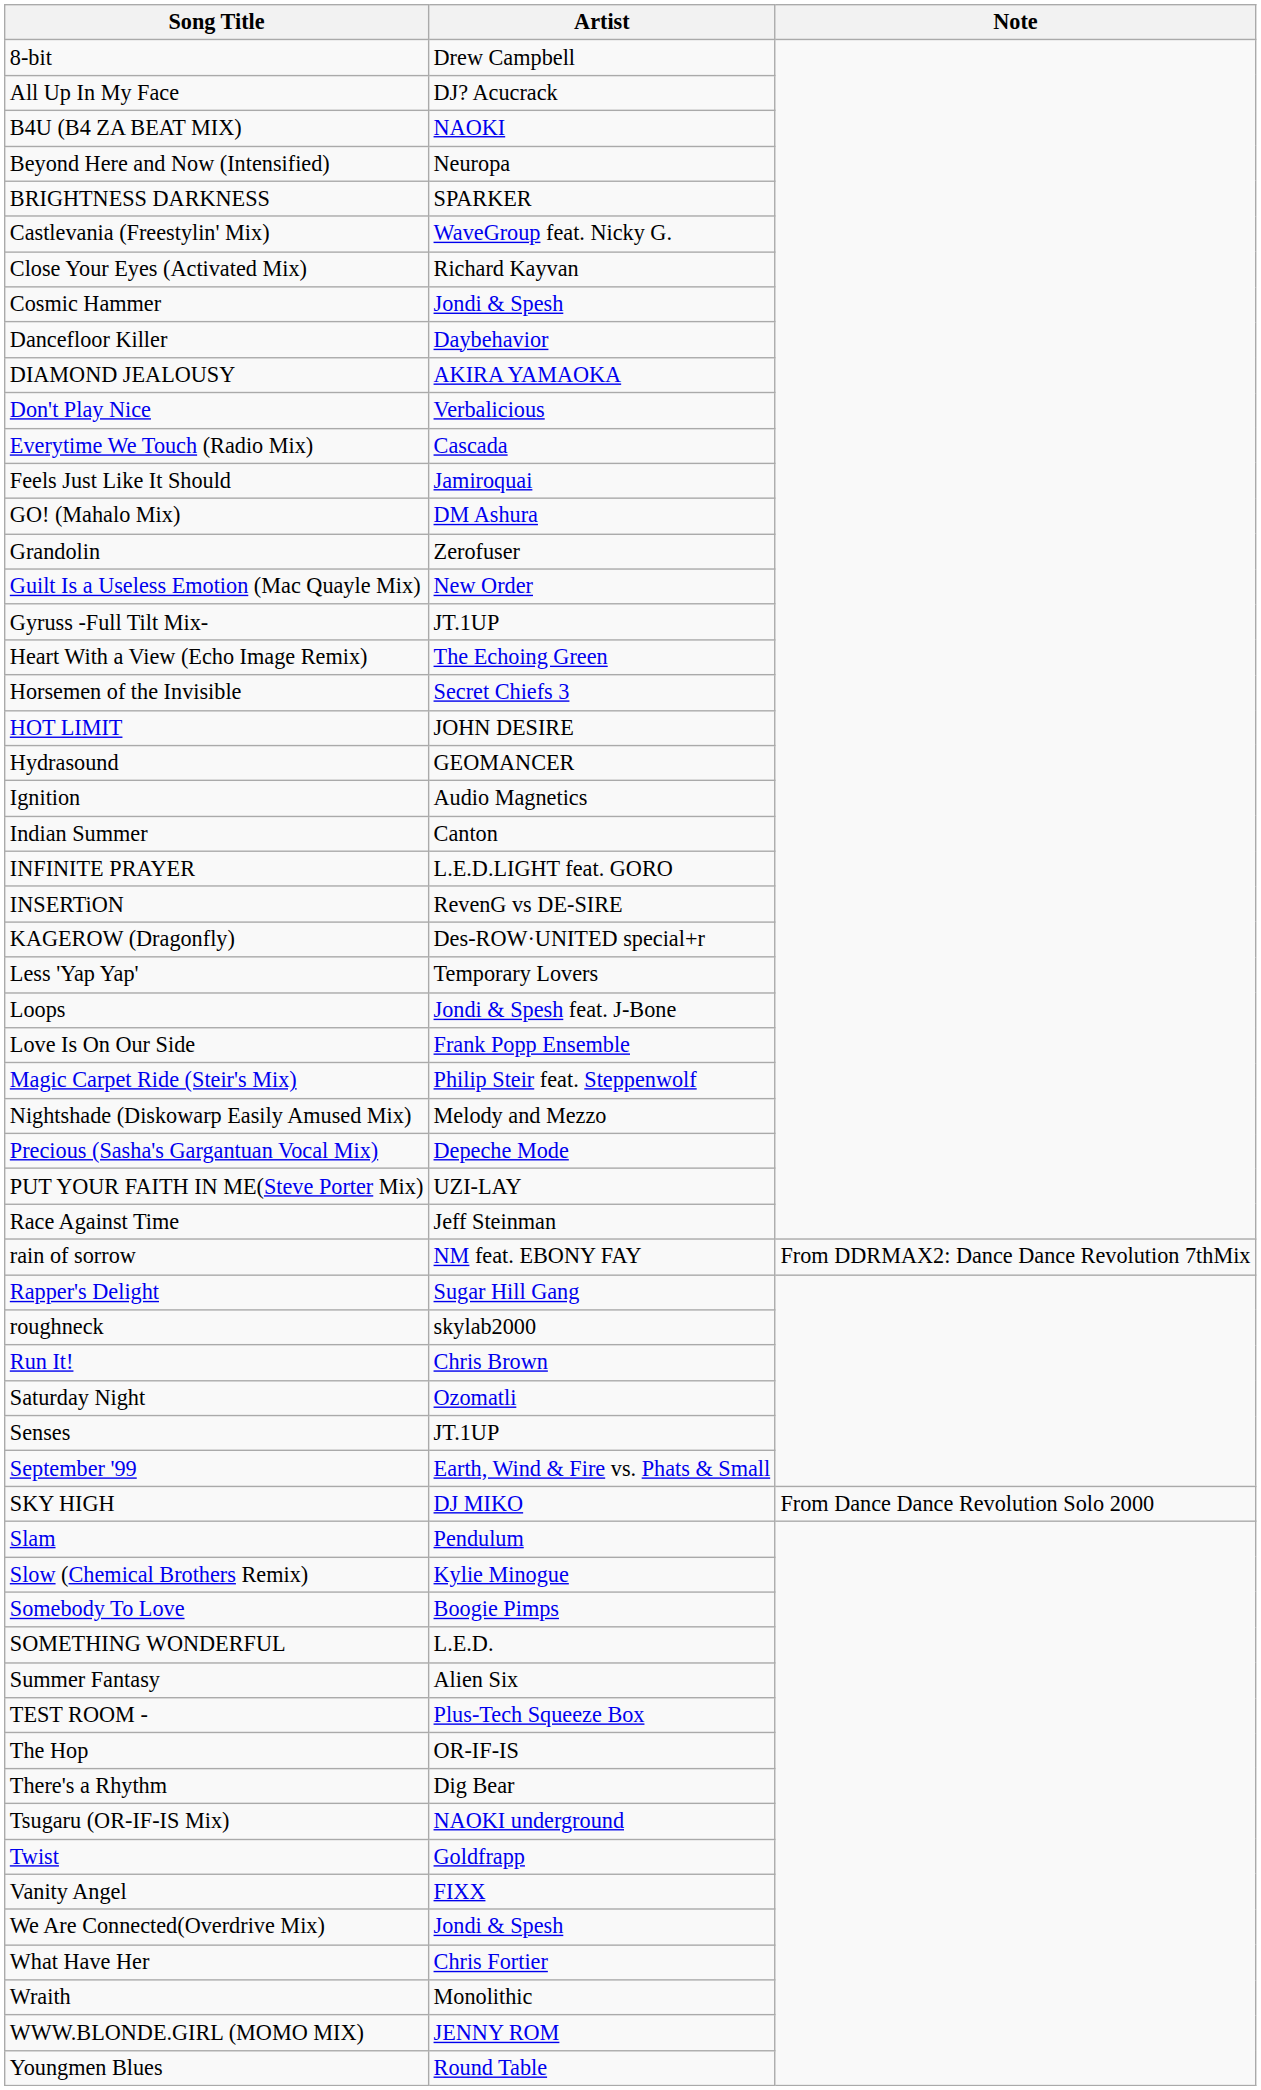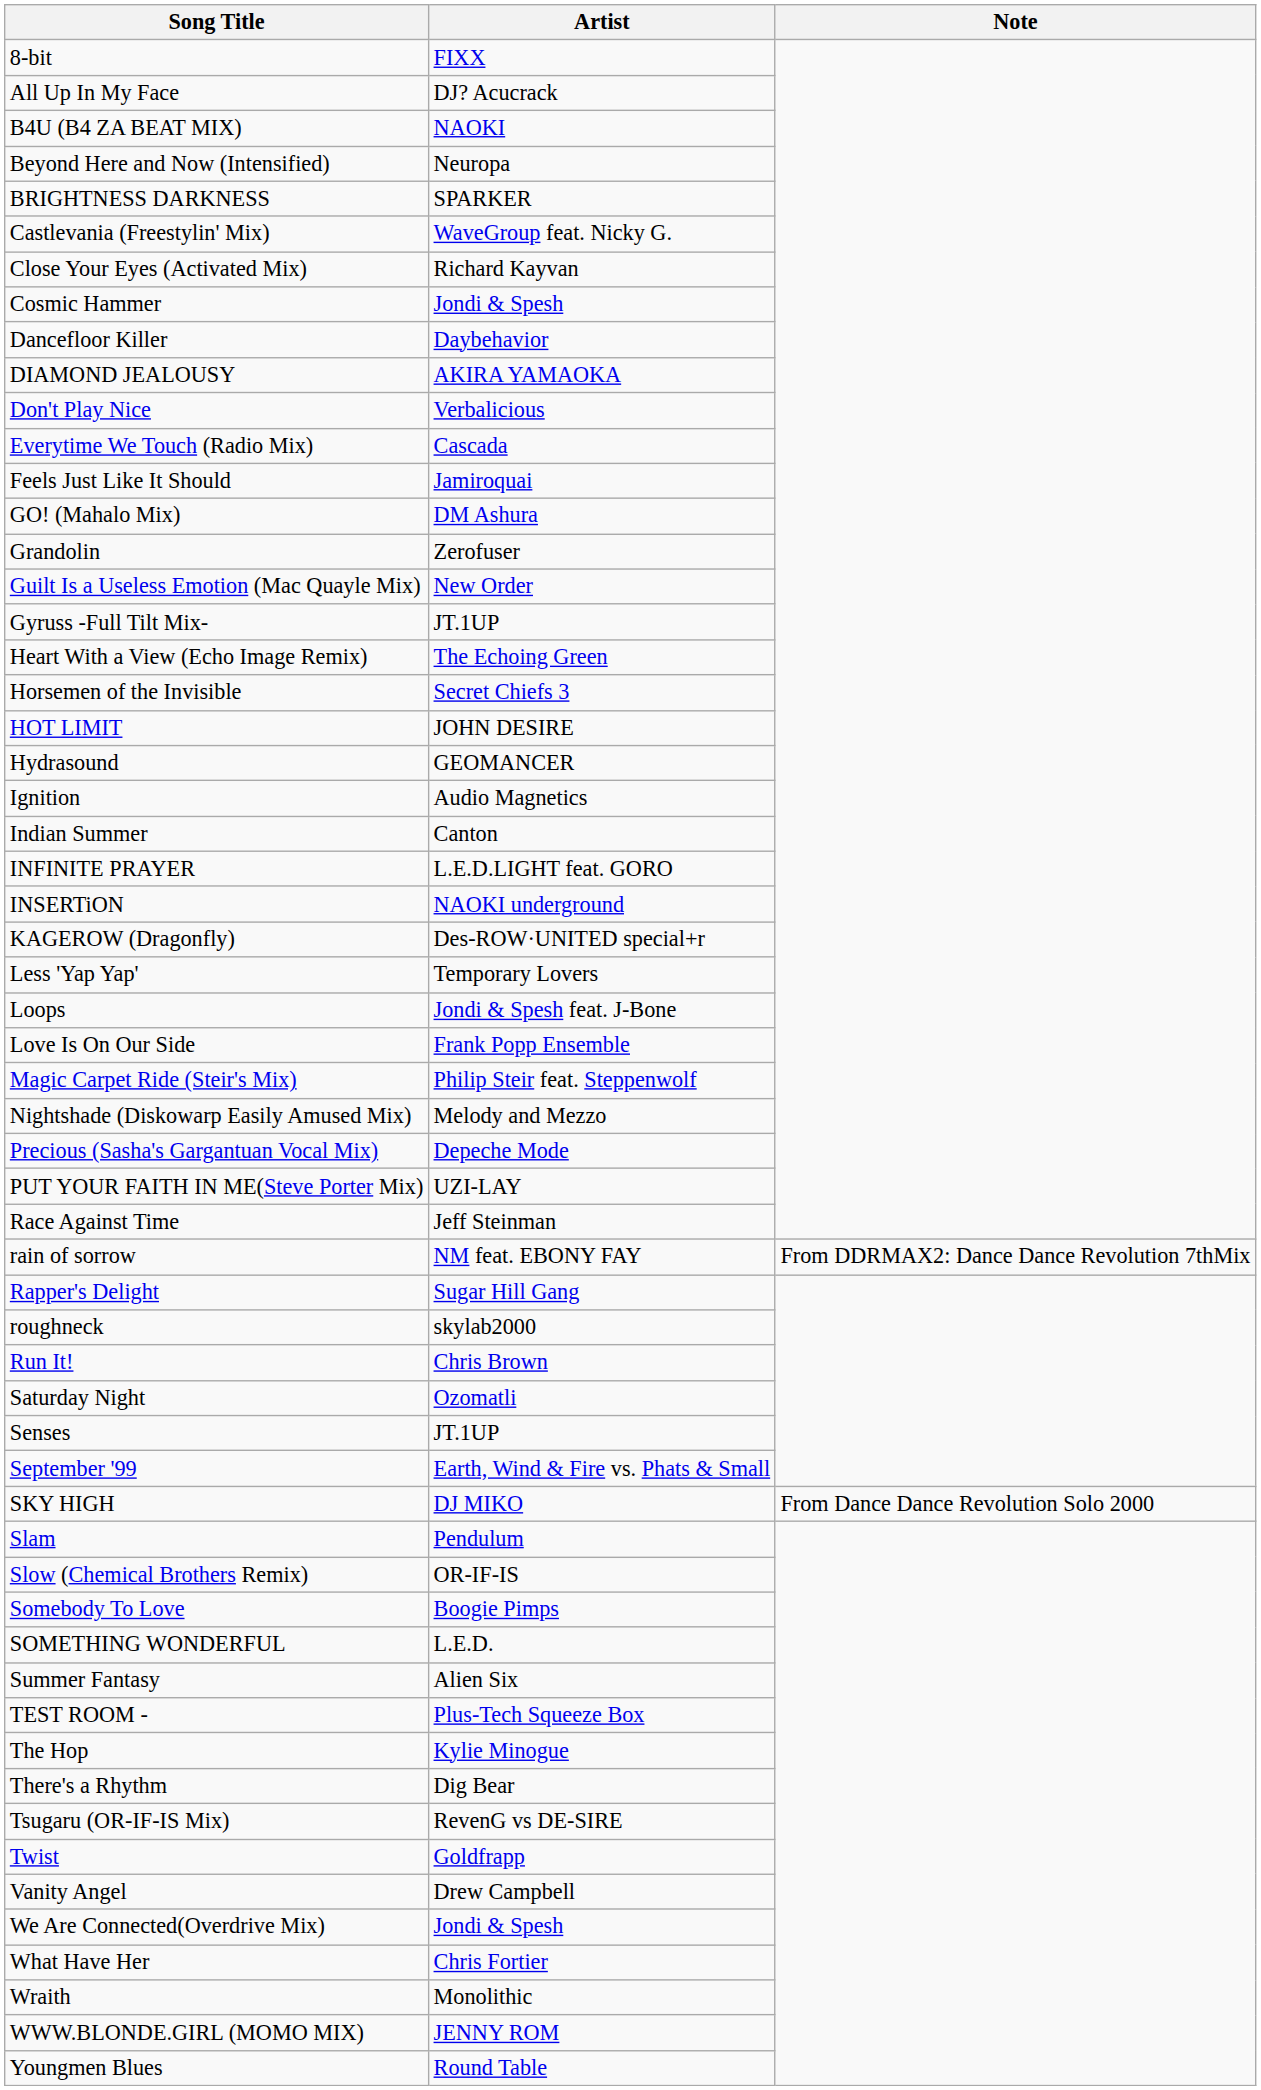(504, 57) Drew Campbell -> (460, 57) FIXX
(528, 903) RevenG vs DE-SIRE -> (529, 903) NAOKI underground
(501, 1574) Kylie Minogue -> (476, 1574) OR-IF-IS
(476, 1750) OR-IF-IS -> (501, 1750) Kylie Minogue
(529, 1820) NAOKI underground -> (528, 1820) RevenG vs DE-SIRE
(460, 1891) FIXX -> (504, 1891) Drew Campbell
